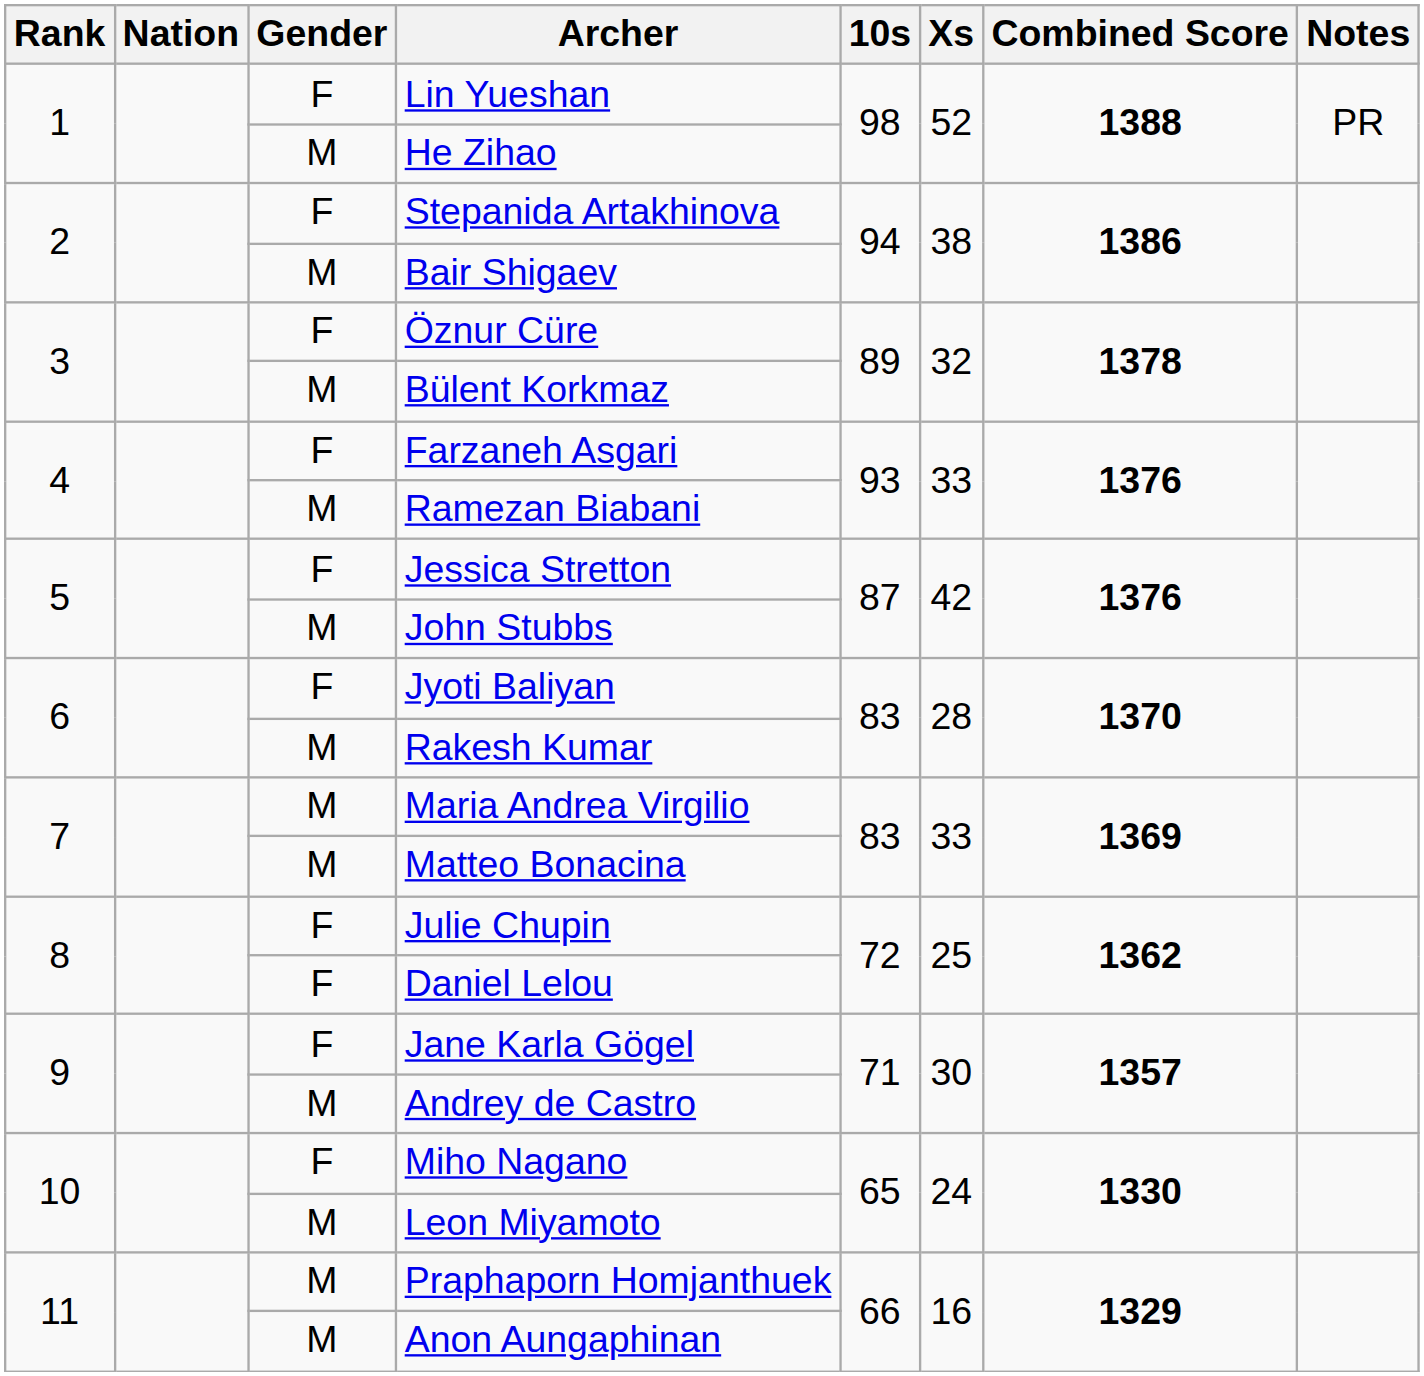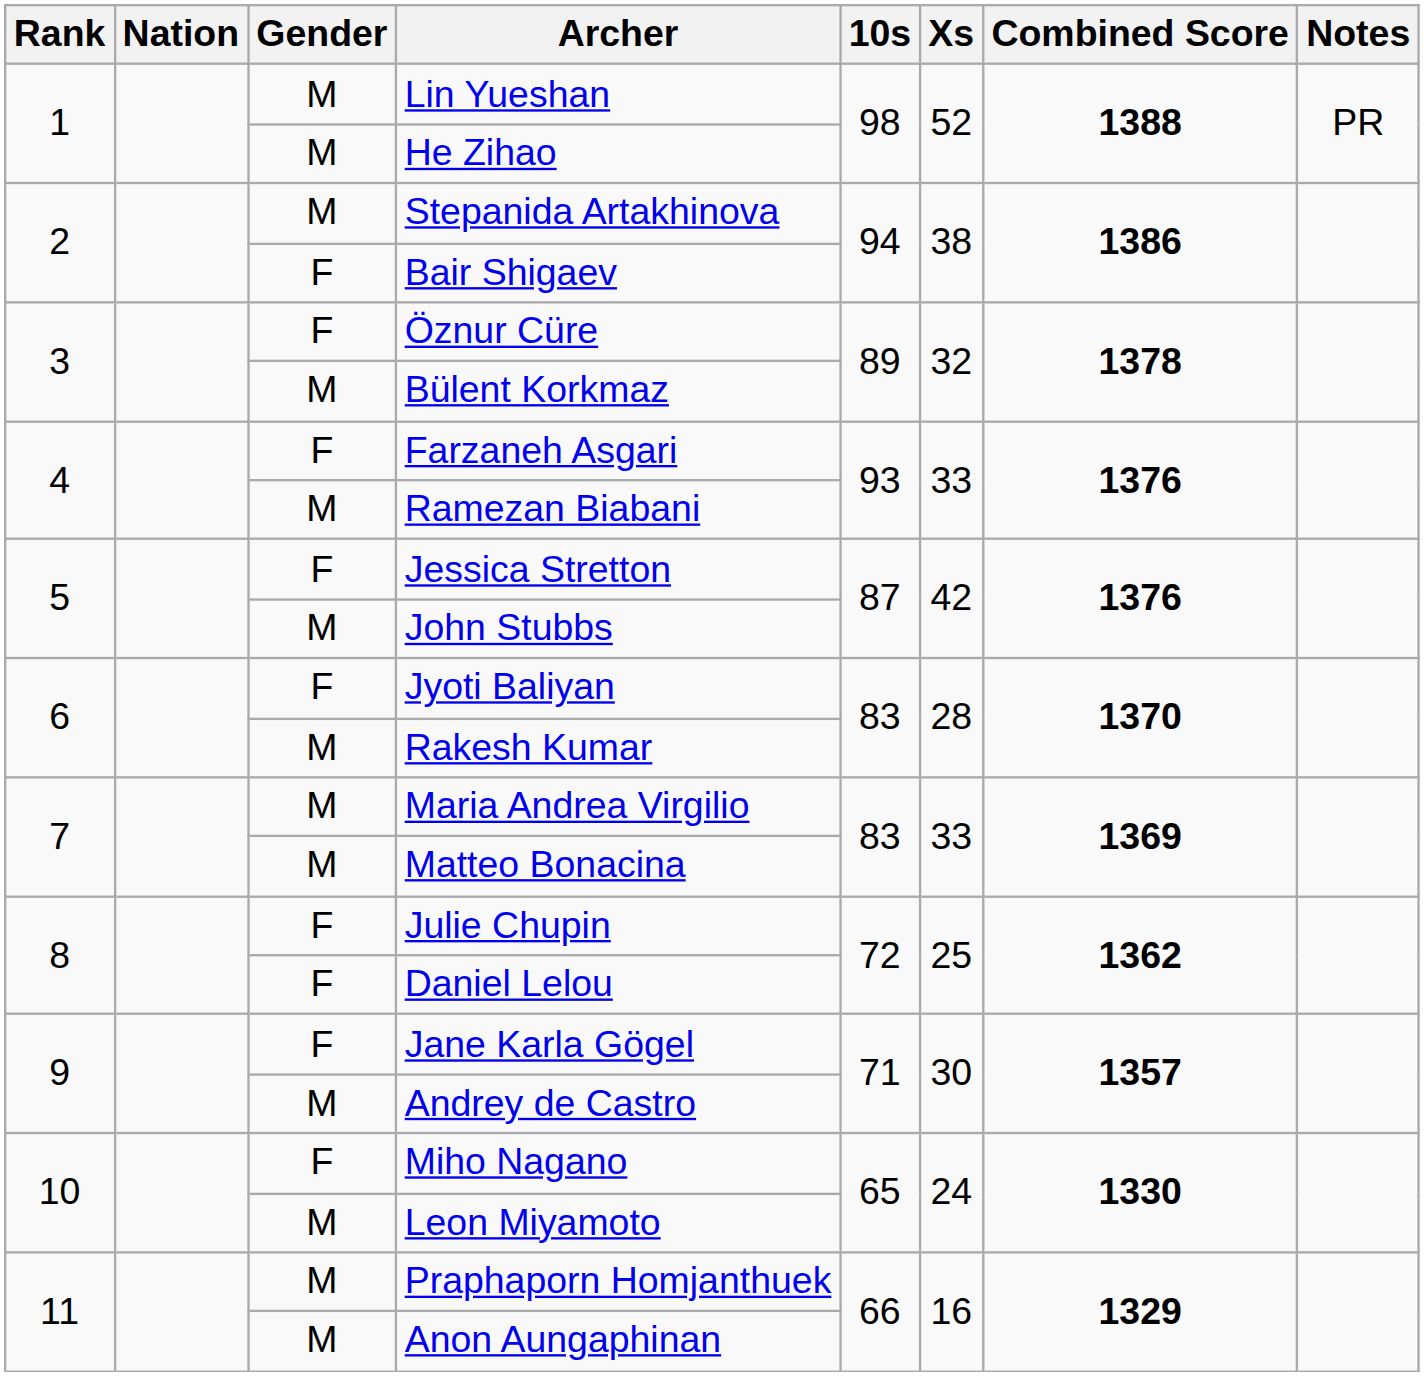(322, 93) F -> (322, 93) M
(322, 212) F -> (322, 212) M
(322, 271) M -> (322, 271) F
